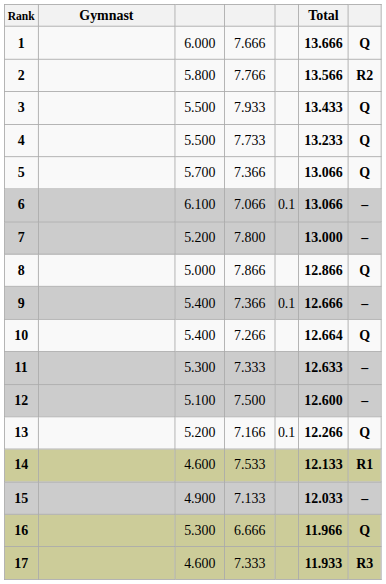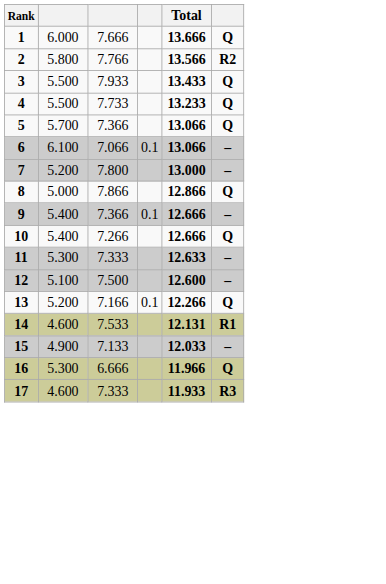- column: (106, 15)
(323, 335) 12.664 -> (187, 236) 12.666
(323, 465) 12.133 -> (187, 324) 12.131
